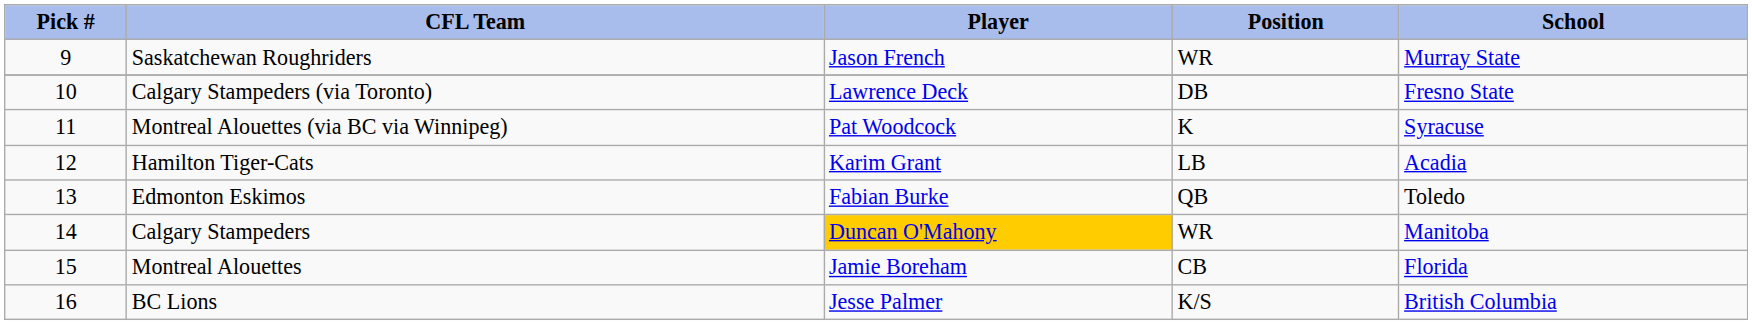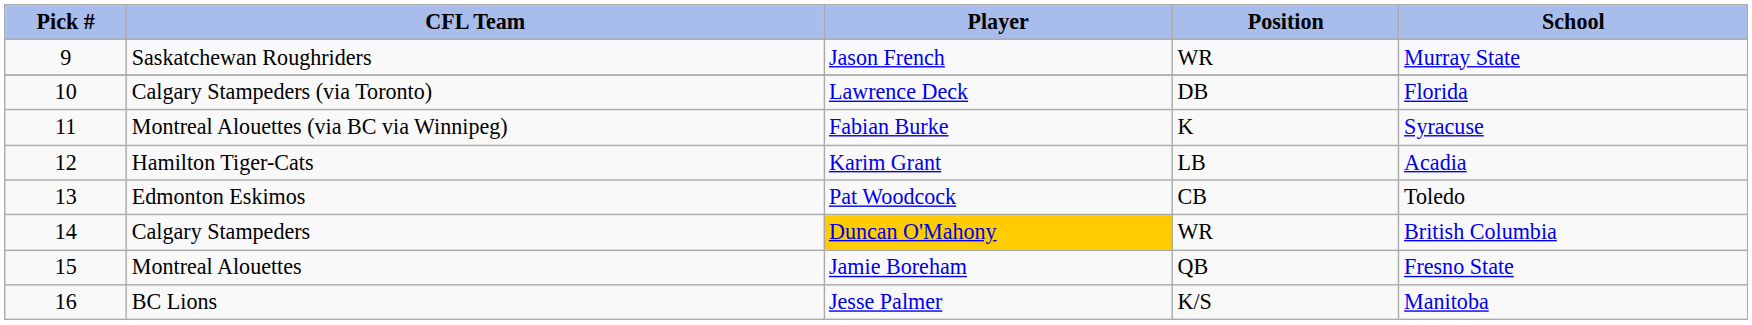(1459, 92) Fresno State -> (1436, 92) Florida
(893, 127) Pat Woodcock -> (889, 127) Fabian Burke
(889, 197) Fabian Burke -> (893, 197) Pat Woodcock
(1193, 197) QB -> (1192, 197) CB
(1446, 232) Manitoba -> (1480, 232) British Columbia
(1192, 267) CB -> (1193, 267) QB
(1436, 267) Florida -> (1459, 267) Fresno State
(1480, 302) British Columbia -> (1446, 302) Manitoba
